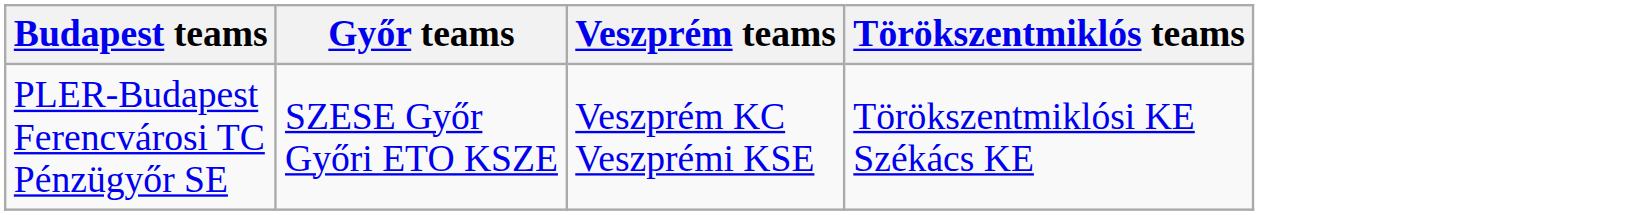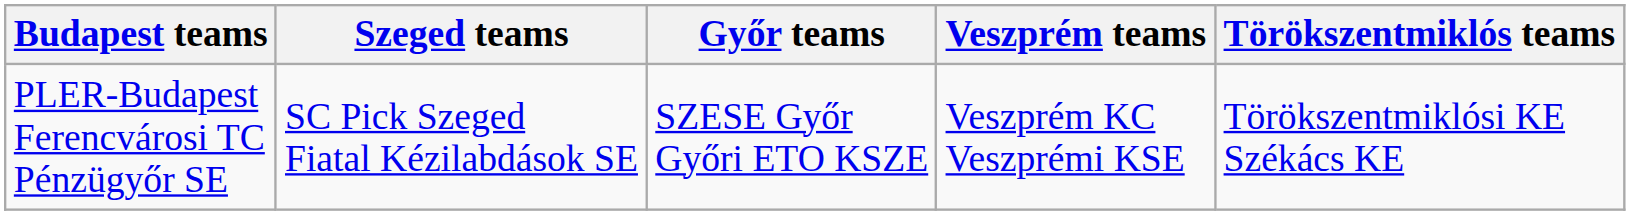+ column: (461, 34)
